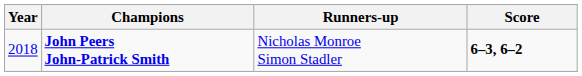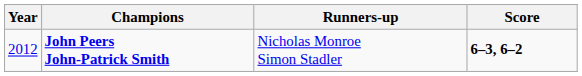(23, 50) 2018 -> (23, 50) 2012
